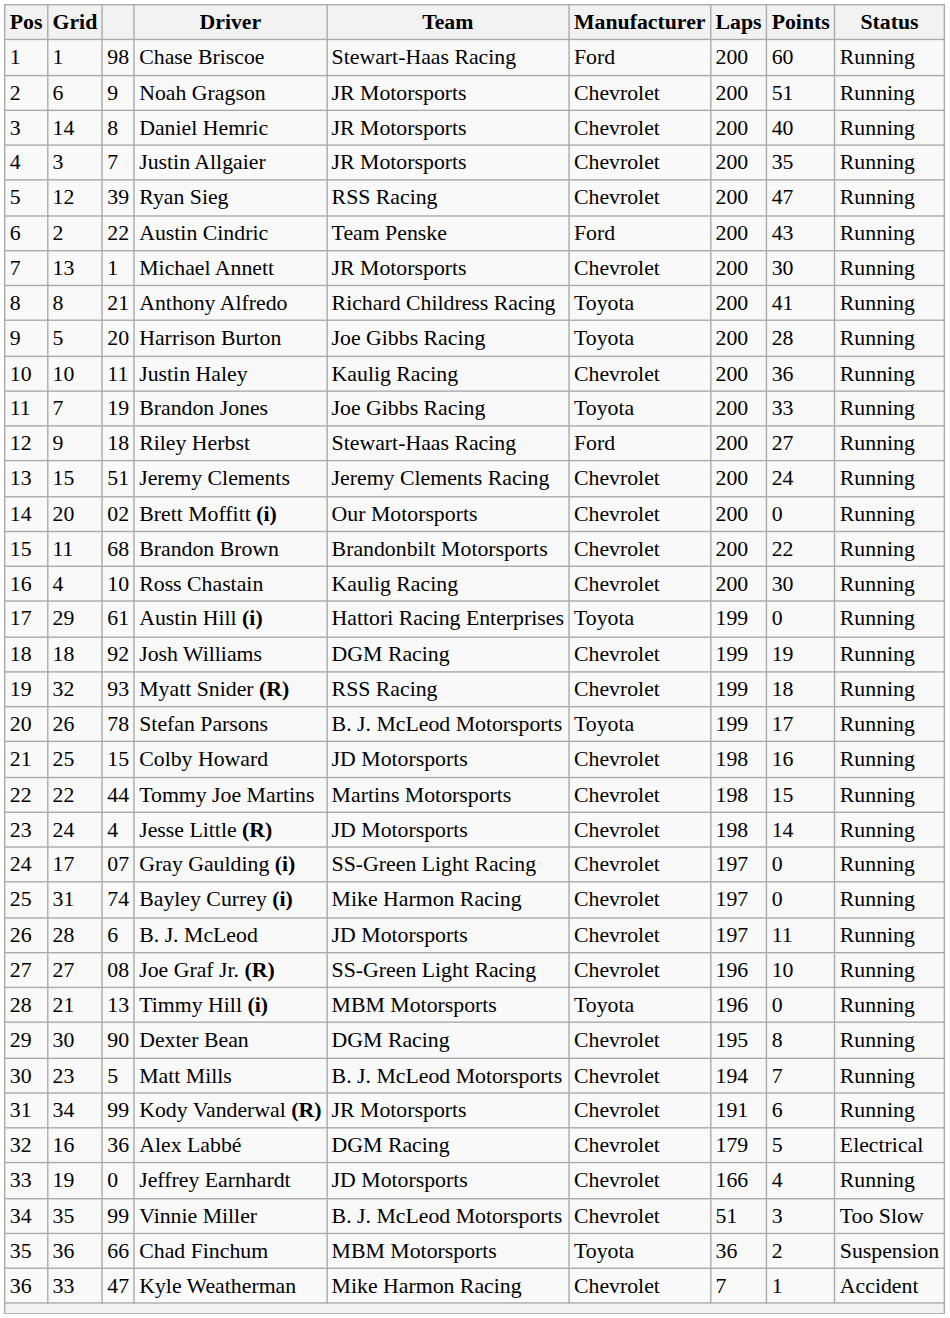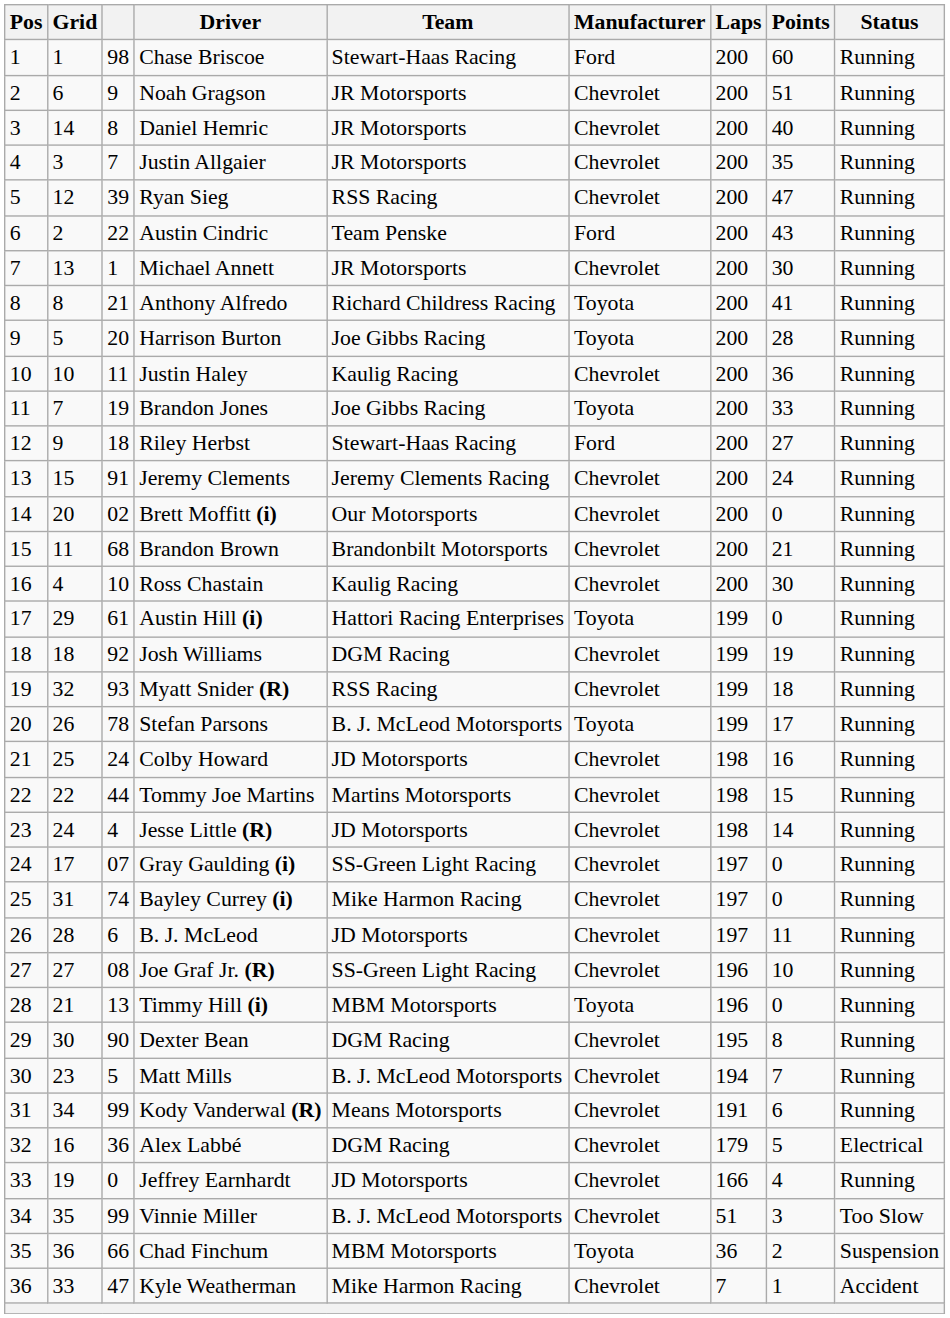(118, 477) 51 -> (118, 477) 91
(783, 548) 22 -> (783, 548) 21
(118, 758) 15 -> (118, 758) 24
(399, 1109) JR Motorsports -> (417, 1109) Means Motorsports
